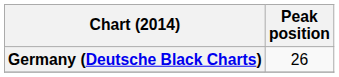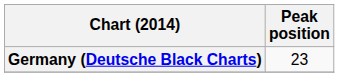(299, 59) 26 -> (299, 59) 23
